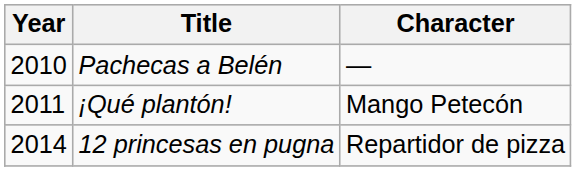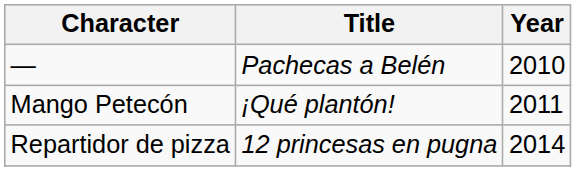columns swapped: (39, 24) <-> (456, 24)
